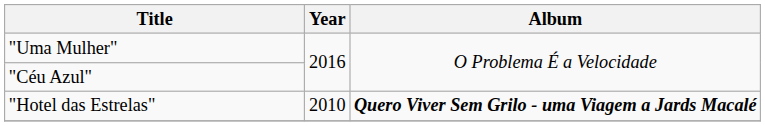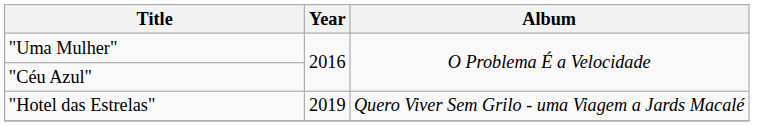(327, 105) 2010 -> (327, 105) 2019
(555, 105) bold -> (549, 105) normal
